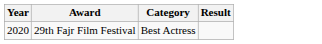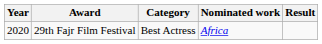+ column: (240, 13)
